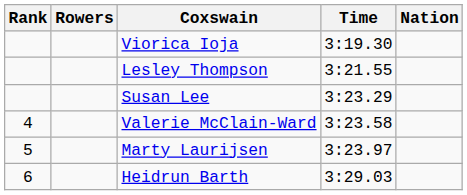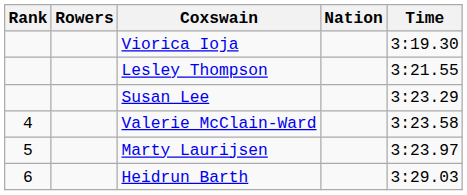columns swapped: (430, 18) <-> (358, 18)
